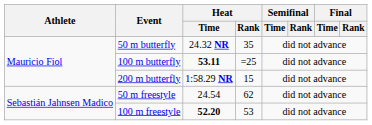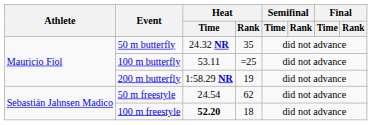(209, 62) bold -> (209, 62) normal
(249, 78) 15 -> (249, 78) 19
(249, 112) 53 -> (249, 112) 18
